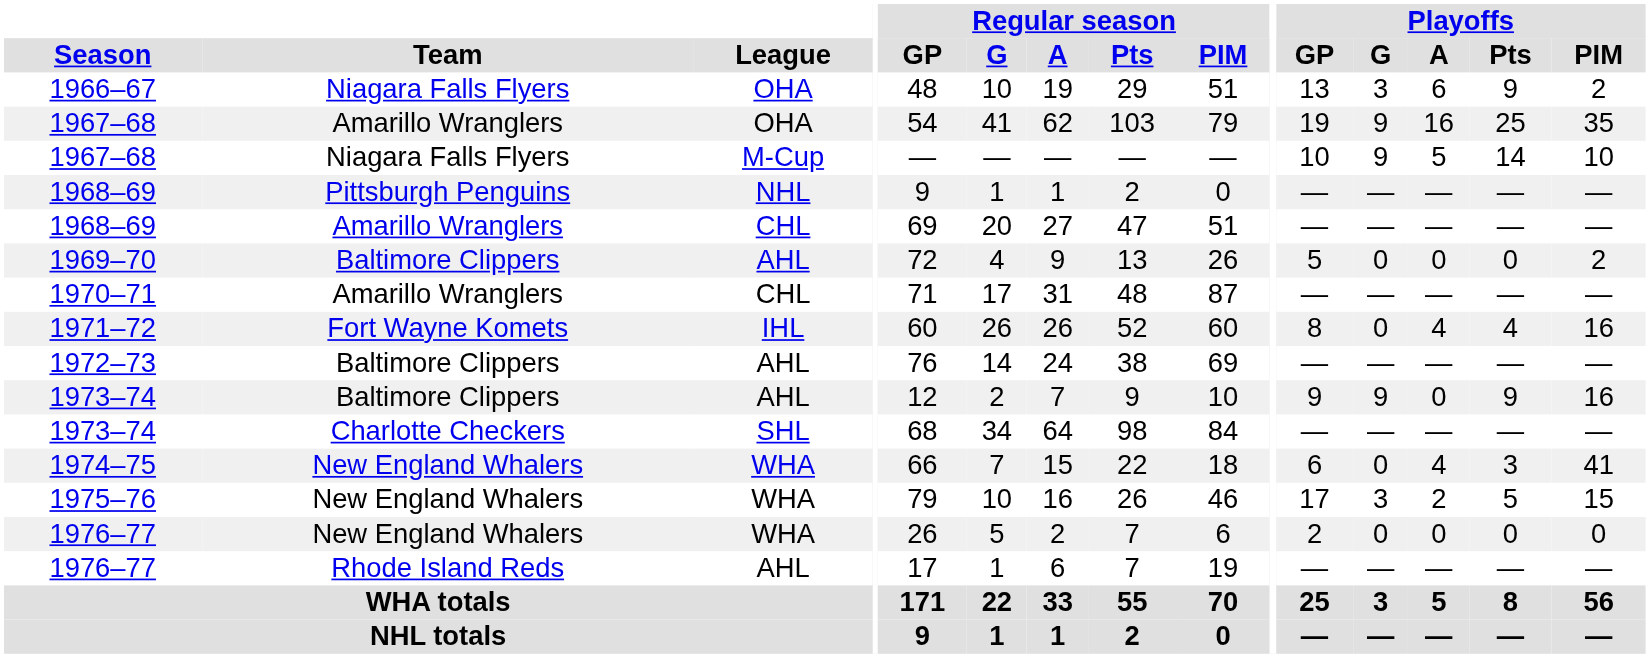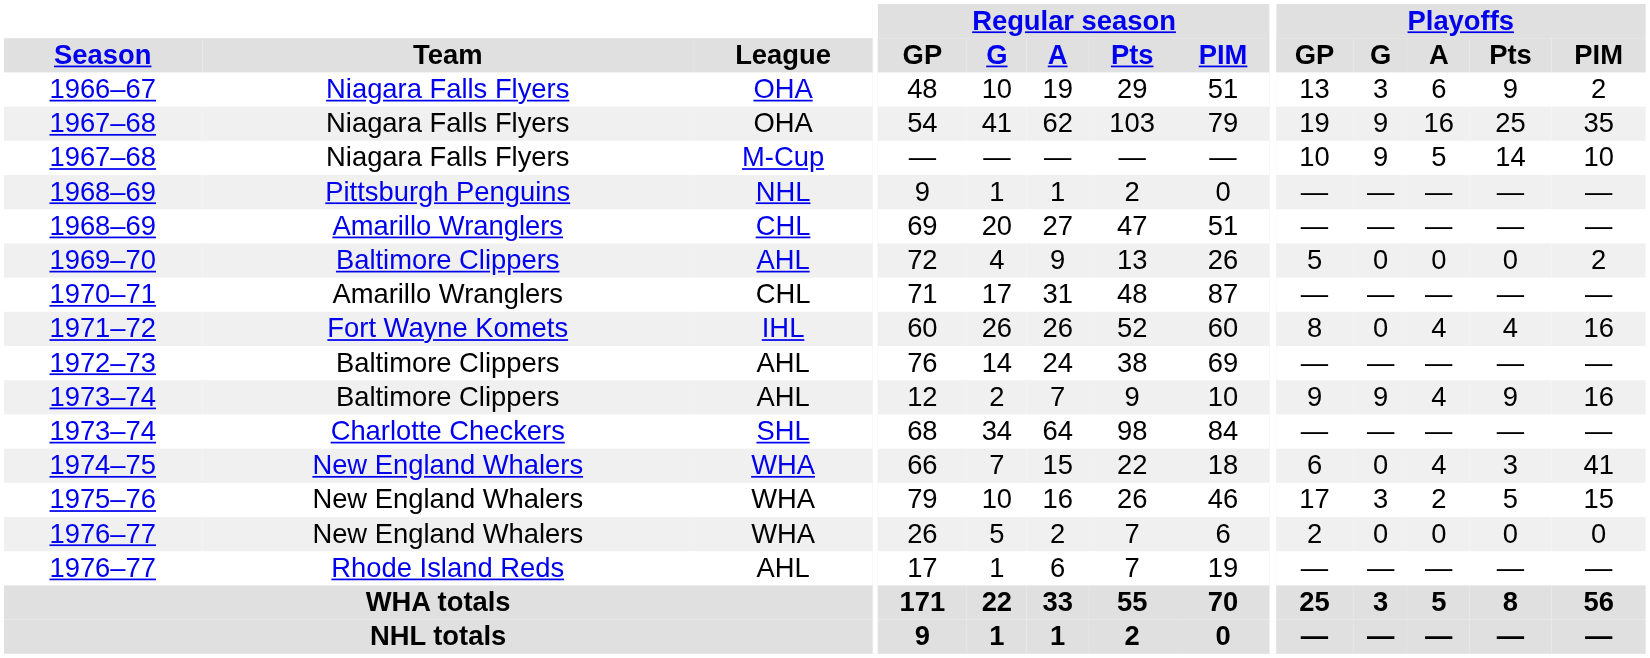(448, 123) Amarillo Wranglers -> (448, 123) Niagara Falls Flyers
(1439, 396) 0 -> (1439, 396) 4
